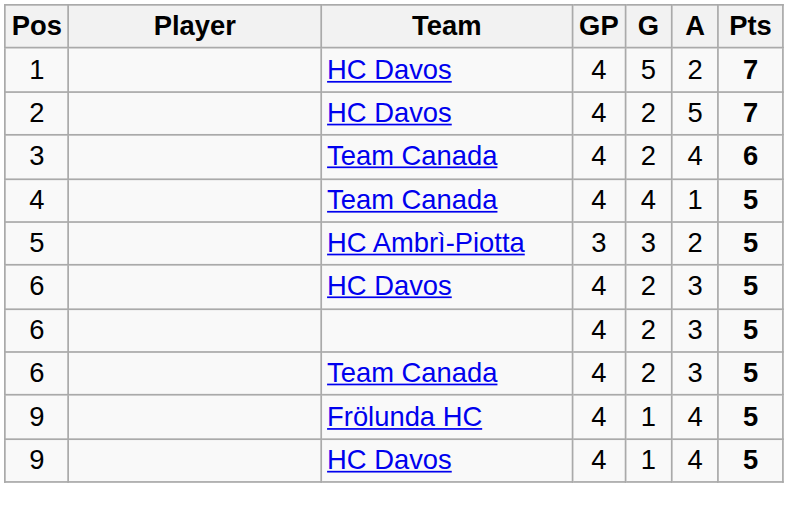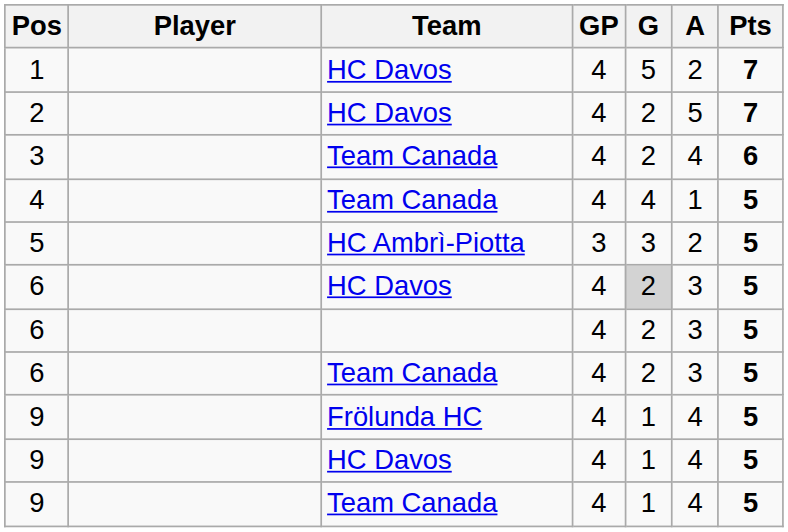(648, 286) no background -> (648, 286) lightgrey background
+ row: (37, 503)
